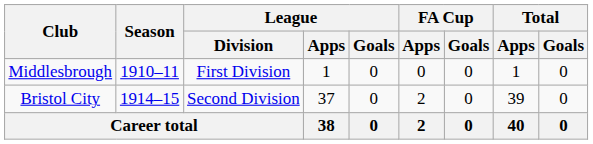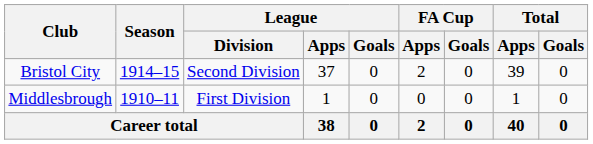rows swapped: (60, 71) <-> (60, 98)
